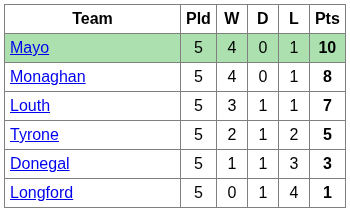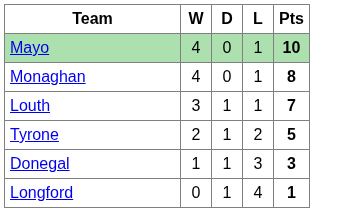- column: (198, 18)
